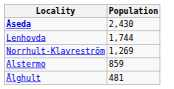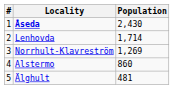+ column: (9, 11)
(121, 38) 1,744 -> (130, 38) 1,714
(116, 64) 859 -> (125, 64) 860
